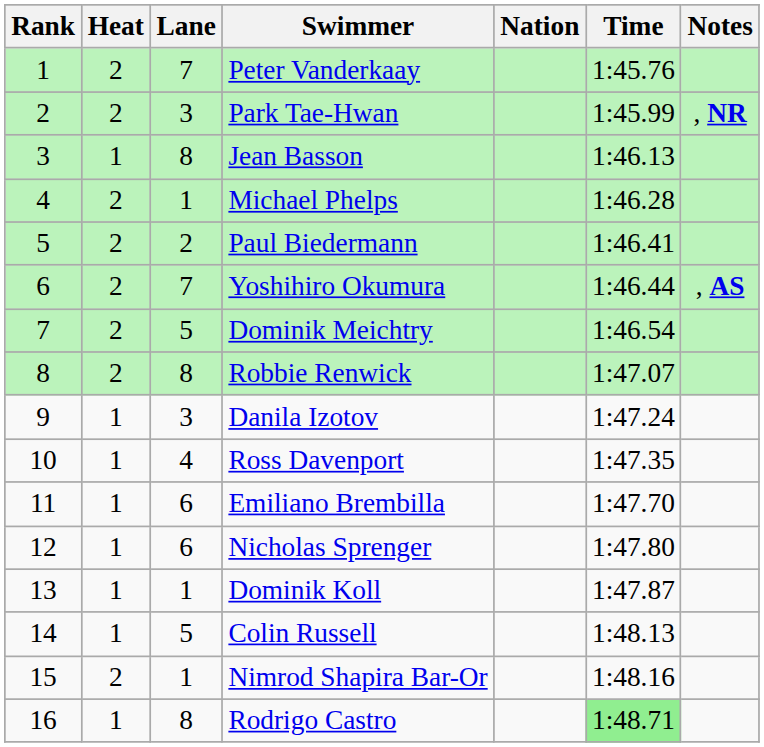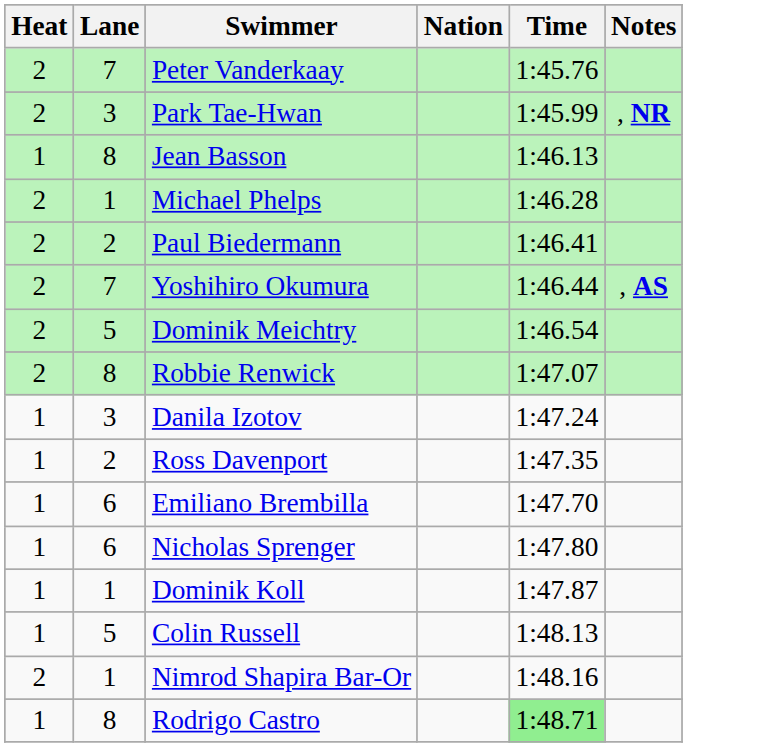- column: (43, 26)
(186, 460) 4 -> (110, 460) 2
